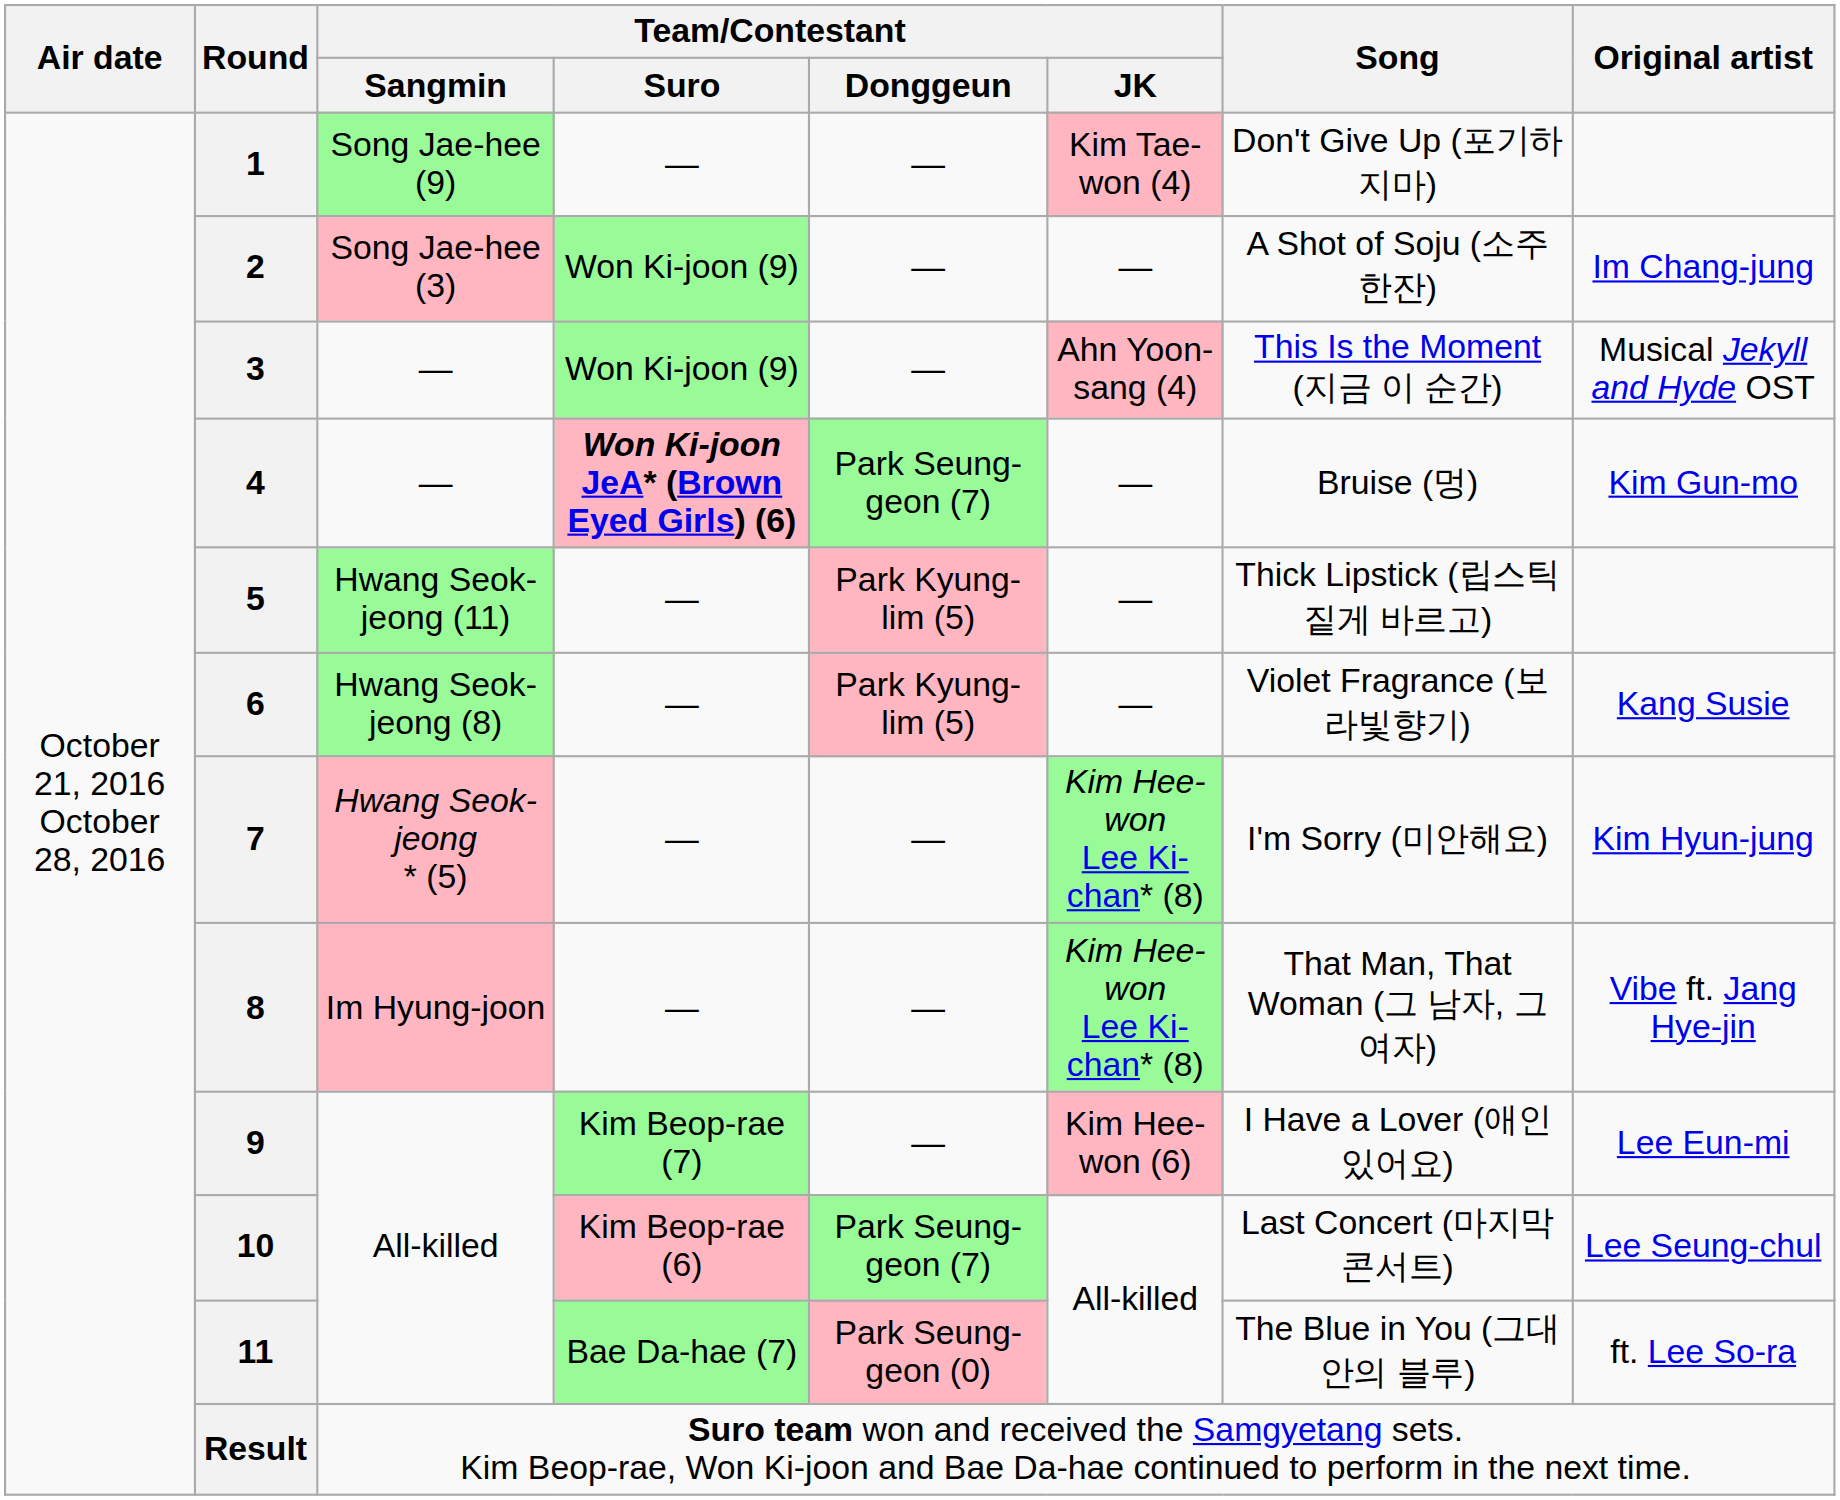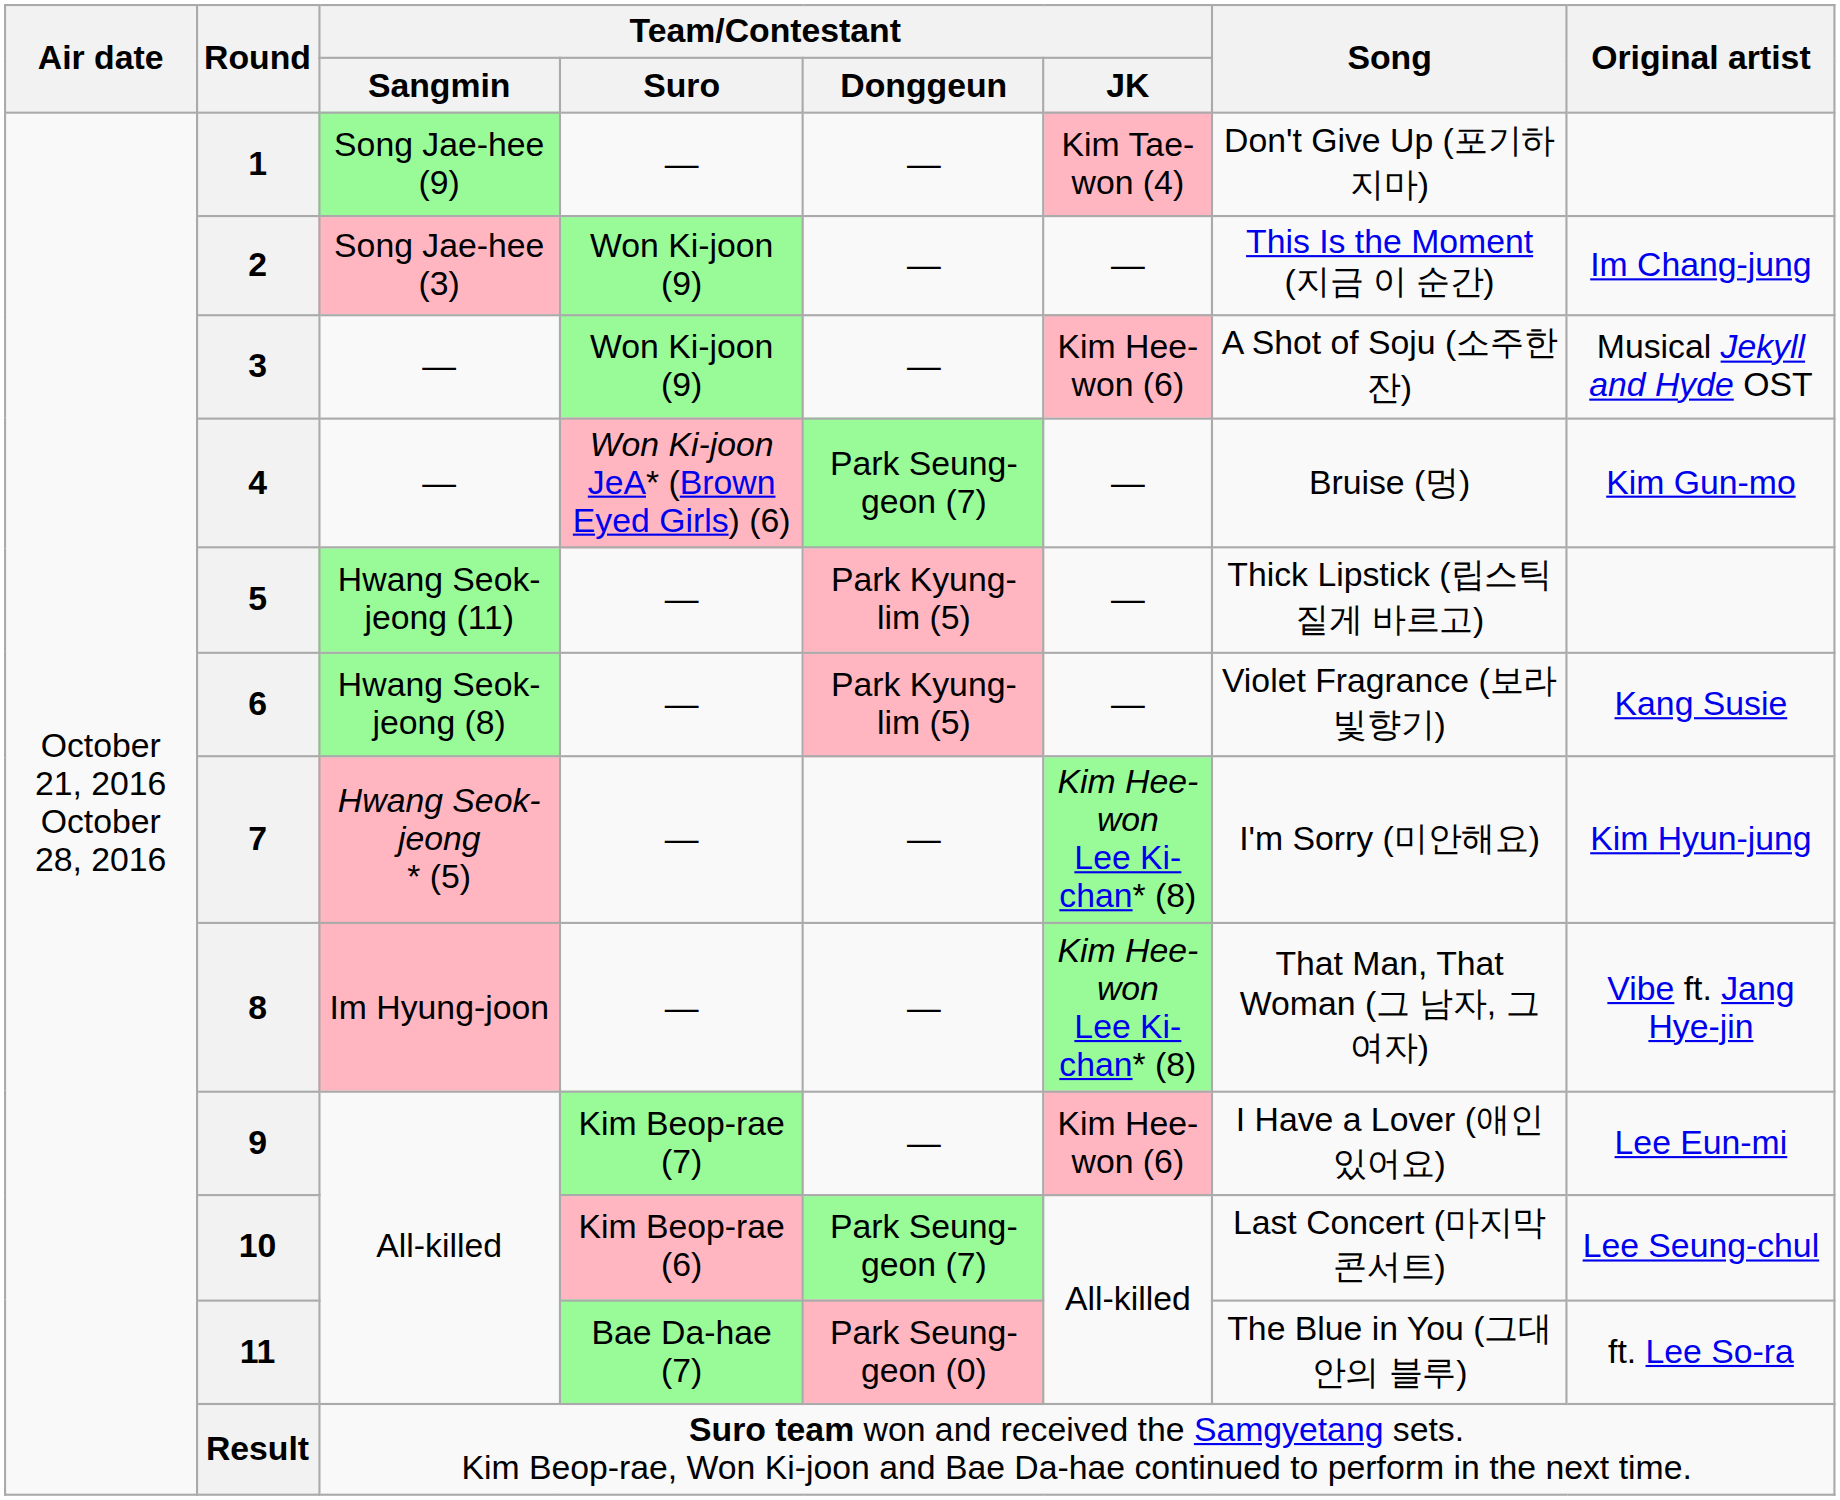(1398, 266) A Shot of Soju (소주한잔) -> (1390, 262) This Is the Moment (지금 이 순간)
(1135, 368) Ahn Yoon-sang (4) -> (1128, 365) Kim Hee-won (6)
(1398, 366) This Is the Moment (지금 이 순간) -> (1390, 364) A Shot of Soju (소주한잔)
(682, 482) bold -> (682, 482) normal
